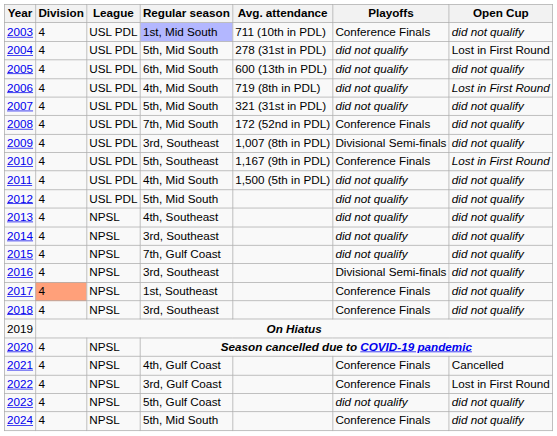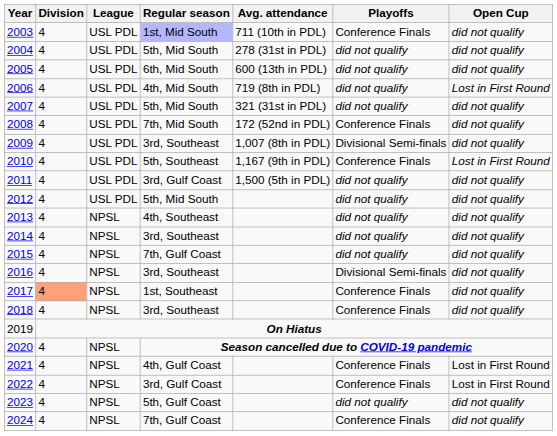(501, 50) Lost in First Round -> (488, 50) did not qualify
(181, 180) 4th, Mid South -> (182, 180) 3rd, Gulf Coast
(478, 365) Cancelled -> (501, 365) Lost in First Round
(181, 421) 5th, Mid South -> (182, 421) 7th, Gulf Coast
